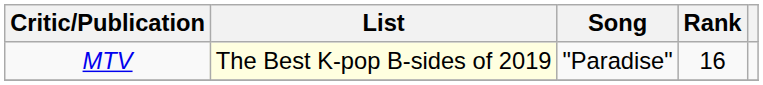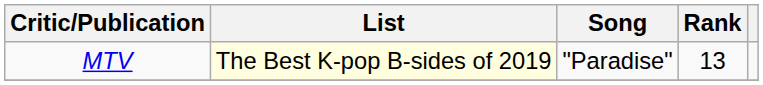(713, 60) 16 -> (713, 60) 13
